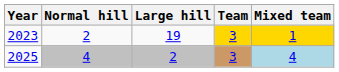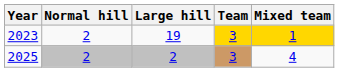(86, 56) 4 -> (86, 56) 2
(293, 56) lightblue background -> (293, 56) no background
